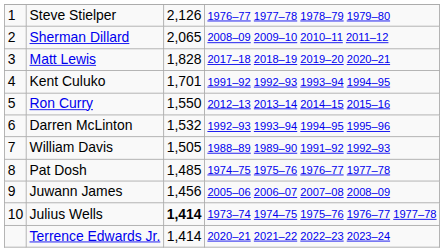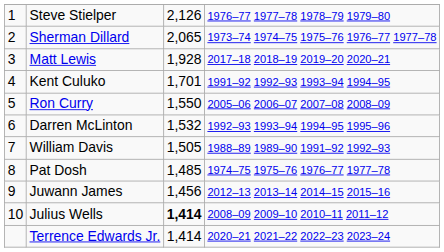(298, 38) 2008–09 2009–10 2010–11 2011–12 -> (322, 38) 1973–74 1974–75 1975–76 1976–77 1977–78
(184, 59) 1,828 -> (184, 59) 1,928
(299, 104) 2012–13 2013–14 2014–15 2015–16 -> (299, 104) 2005–06 2006–07 2007–08 2008–09
(299, 192) 2005–06 2006–07 2007–08 2008–09 -> (299, 192) 2012–13 2013–14 2014–15 2015–16
(322, 214) 1973–74 1974–75 1975–76 1976–77 1977–78 -> (298, 214) 2008–09 2009–10 2010–11 2011–12
